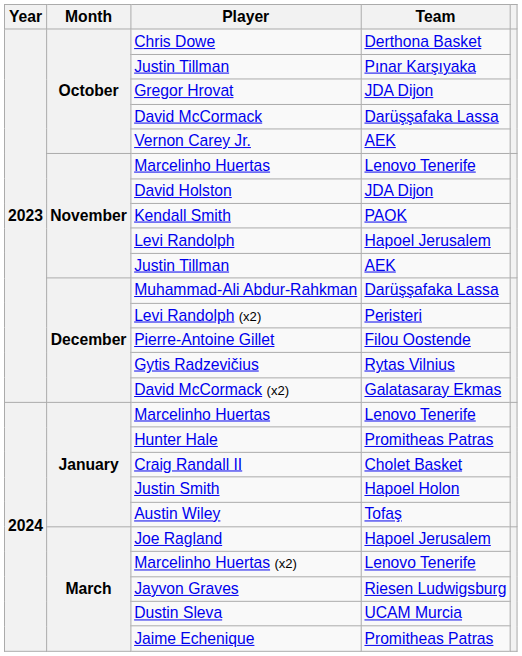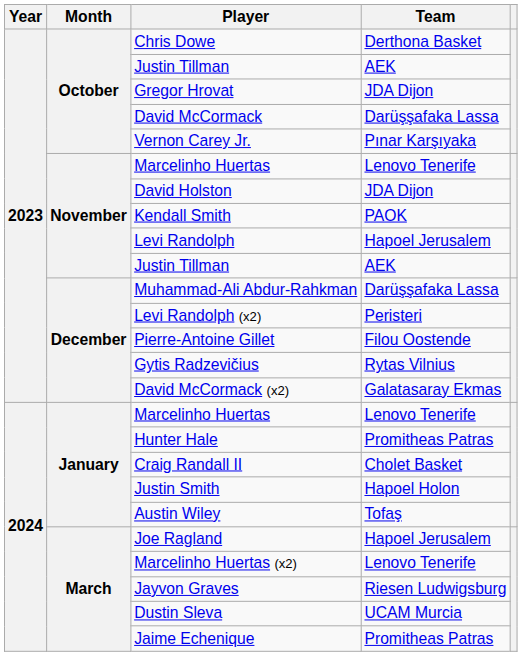(420, 66) Pınar Karşıyaka -> (380, 66) AEK
(380, 141) AEK -> (420, 141) Pınar Karşıyaka
